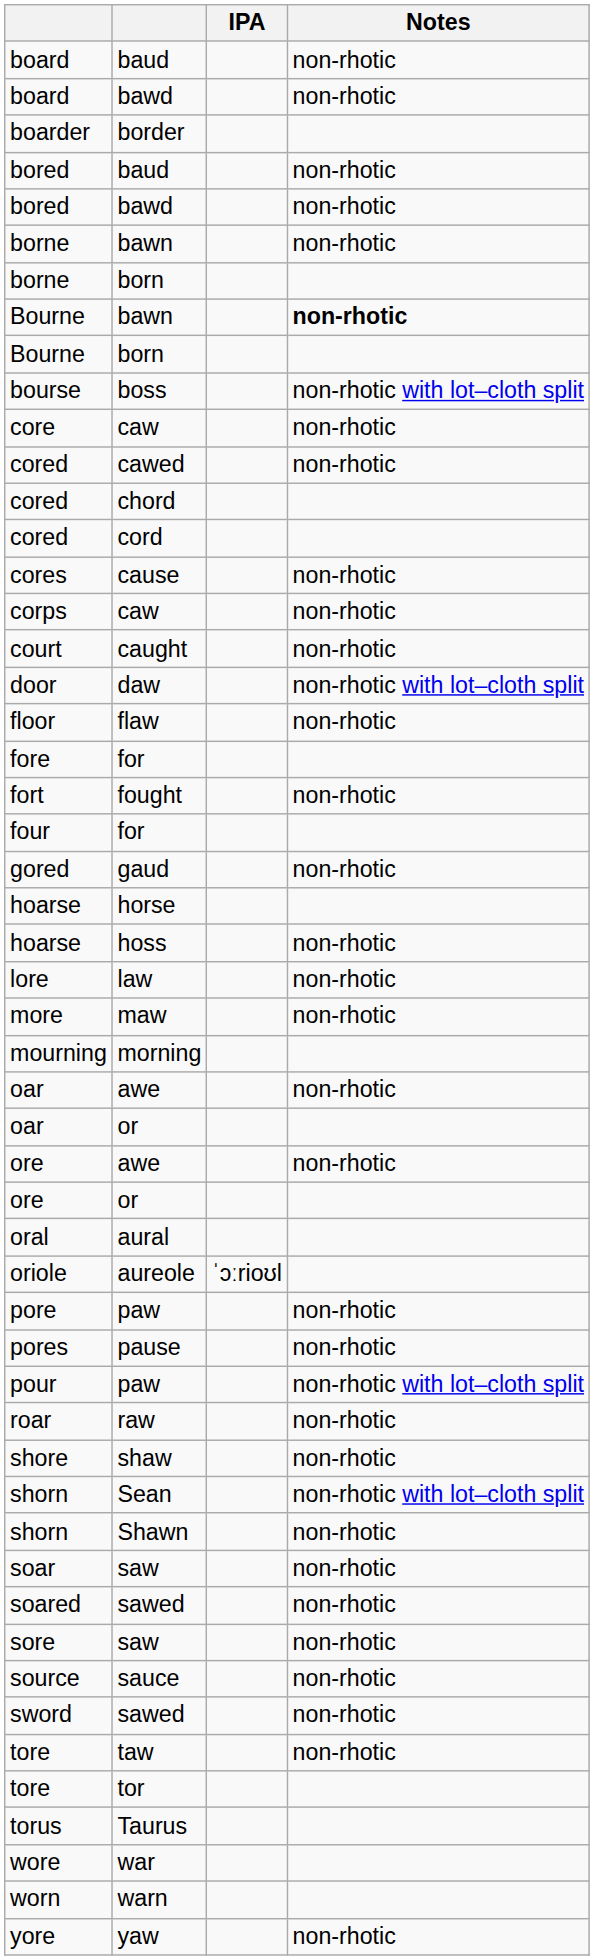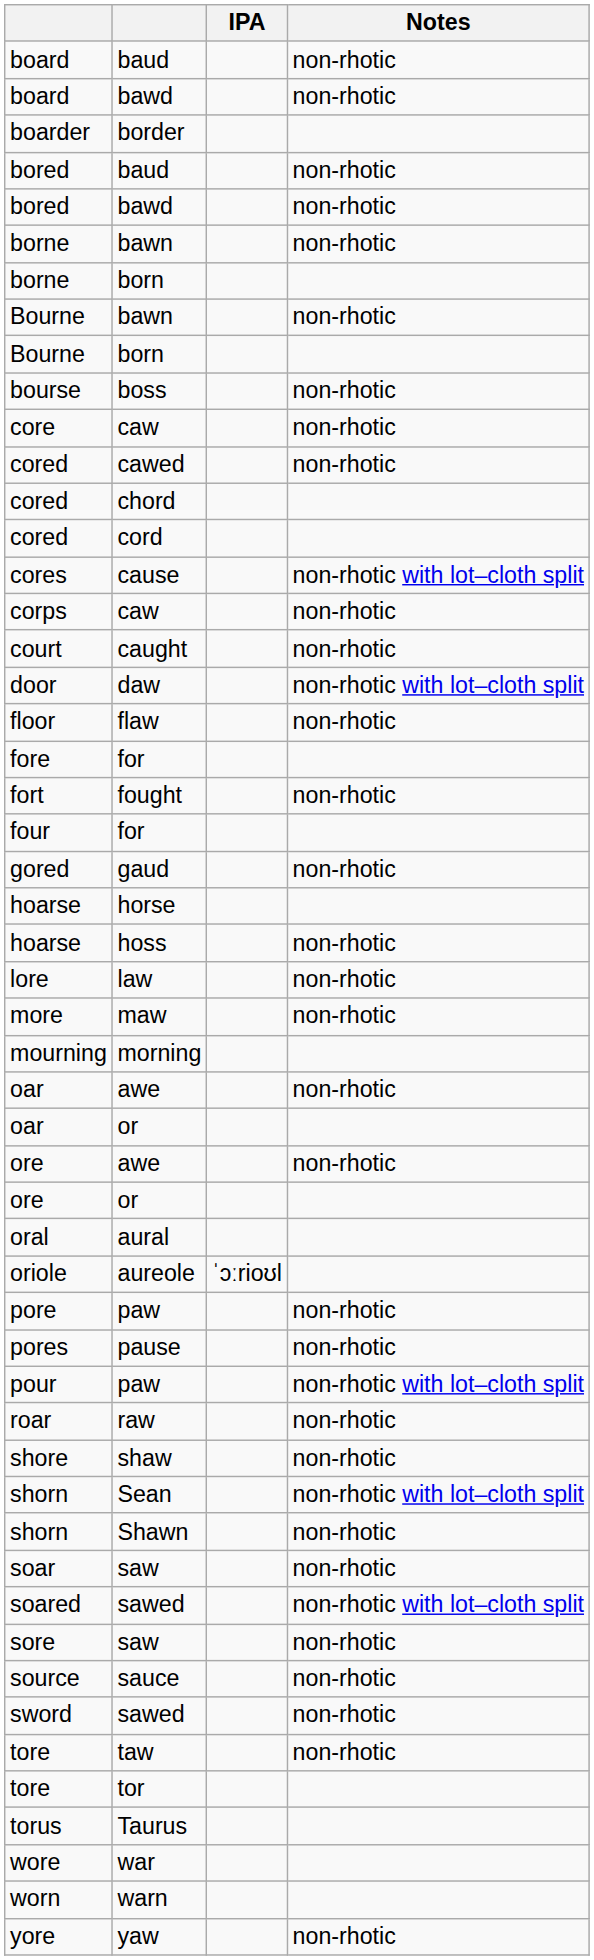(350, 317) bold -> (344, 317) normal
(438, 390) non-rhotic with lot–cloth split -> (344, 390) non-rhotic
(344, 574) non-rhotic -> (438, 574) non-rhotic with lot–cloth split
(344, 1605) non-rhotic -> (438, 1605) non-rhotic with lot–cloth split
